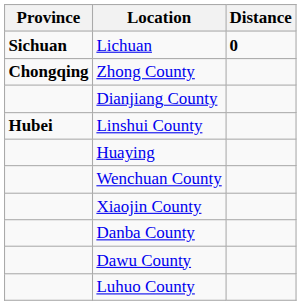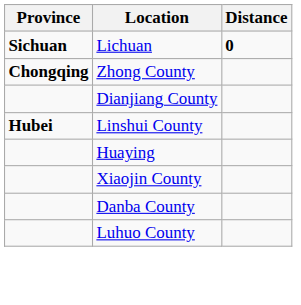- row: (159, 179)
- row: (144, 260)
